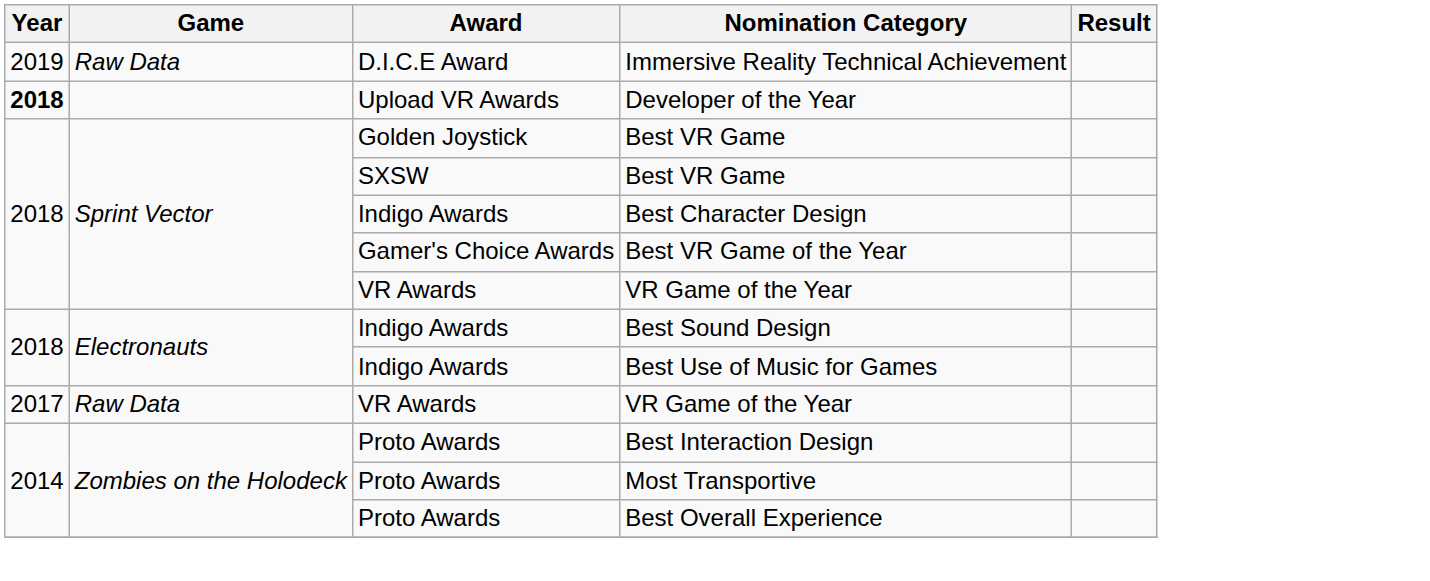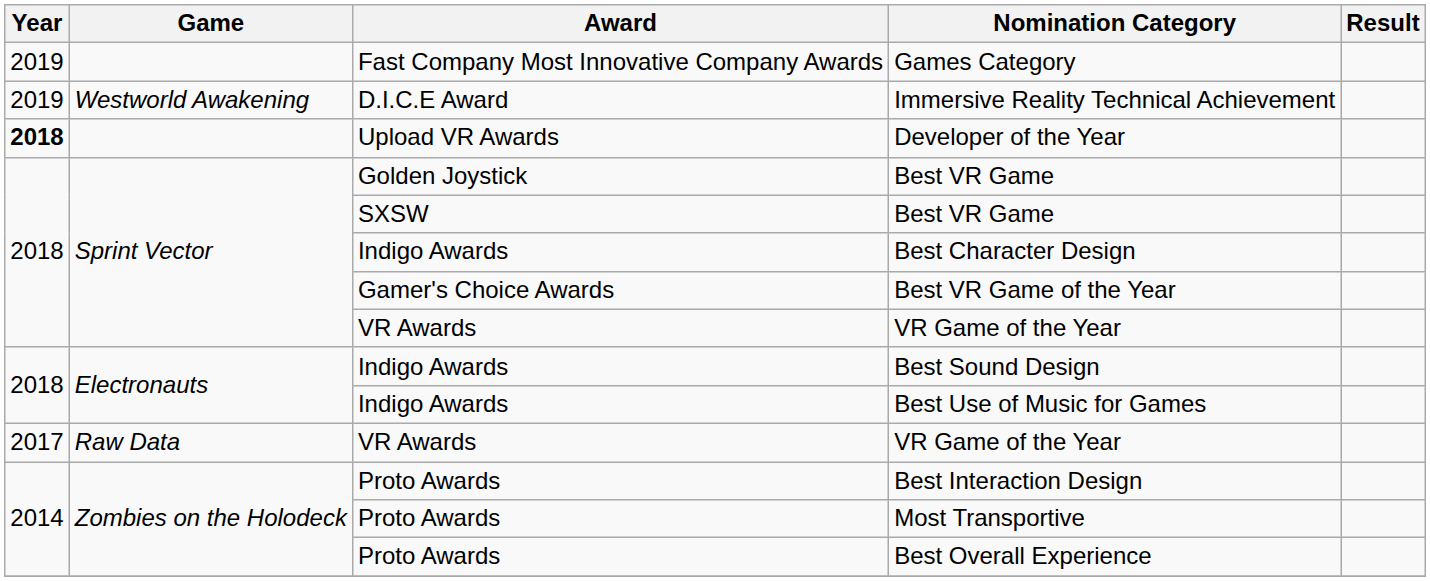+ row: (621, 61)
(127, 61) Raw Data -> (192, 99) Westworld Awakening
